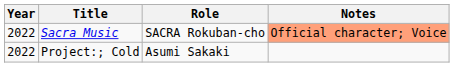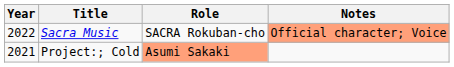(21, 52) 2022 -> (21, 52) 2021
(187, 52) no background -> (187, 52) lightsalmon background
